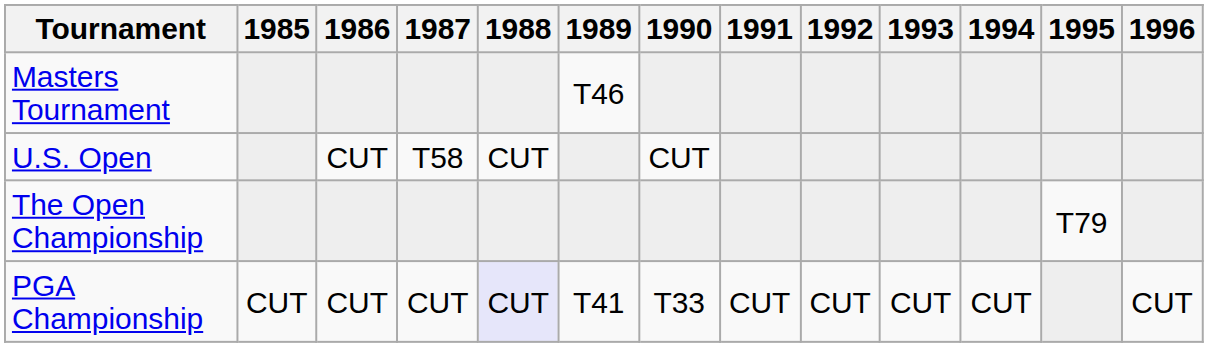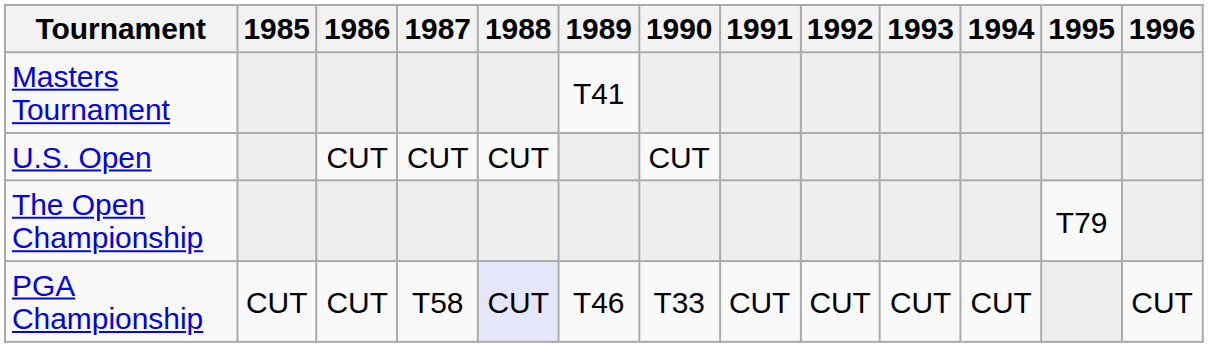(599, 93) T46 -> (599, 93) T41
(438, 157) T58 -> (438, 157) CUT
(438, 302) CUT -> (438, 302) T58
(599, 302) T41 -> (599, 302) T46
